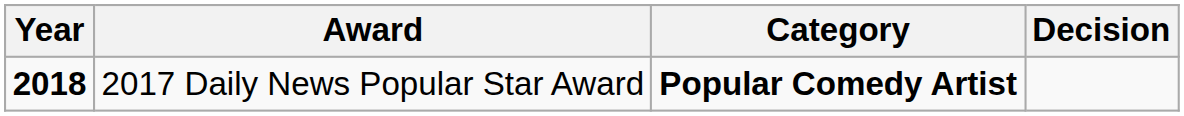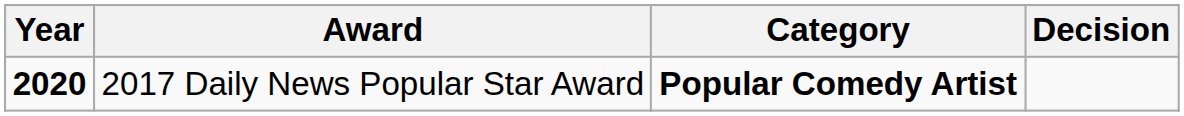(50, 83) 2018 -> (50, 83) 2020
